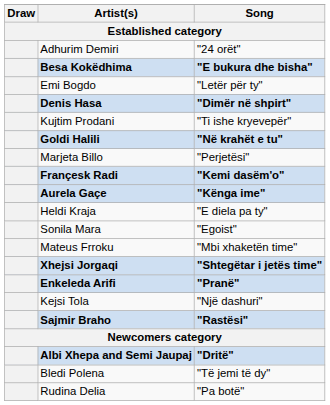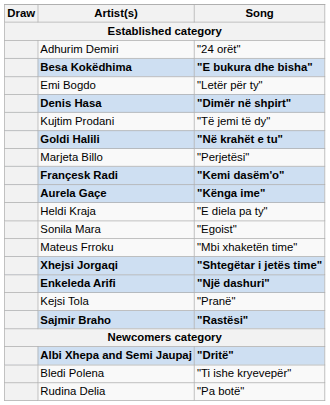(244, 121) "Ti ishe kryevepër" -> (234, 121) "Të jemi të dy"
(218, 283) "Pranë" -> (233, 283) "Një dashuri"
(230, 301) "Një dashuri" -> (216, 301) "Pranë"
(234, 373) "Të jemi të dy" -> (244, 373) "Ti ishe kryevepër"
